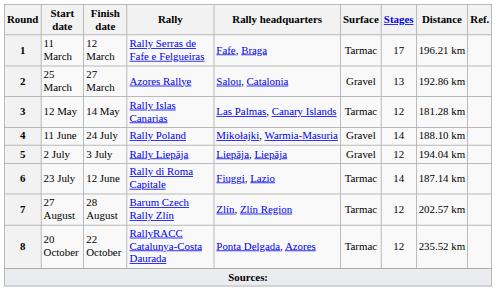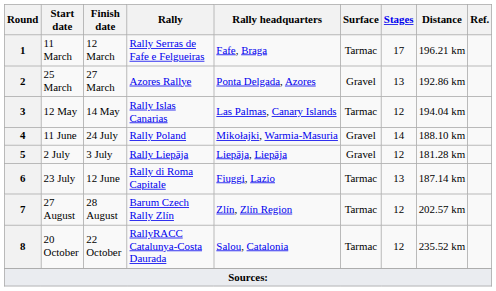(252, 80) Salou, Catalonia -> (266, 80) Ponta Delgada, Azores
(442, 111) 181.28 km -> (442, 111) 194.04 km
(442, 154) 194.04 km -> (442, 154) 181.28 km
(399, 178) 14 -> (399, 178) 13
(266, 246) Ponta Delgada, Azores -> (252, 246) Salou, Catalonia
